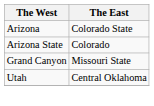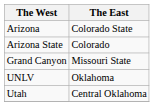+ row: (20, 77)
